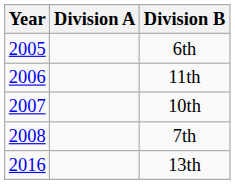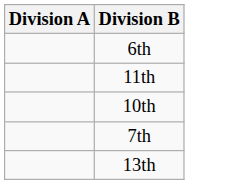- column: (27, 19)
